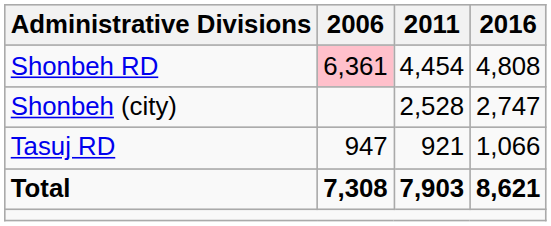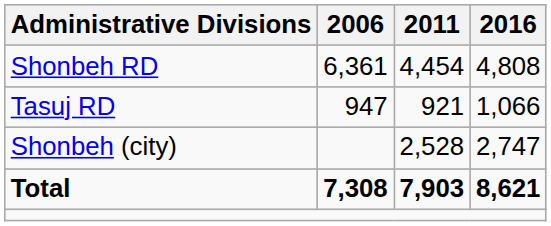(355, 65) pink background -> (355, 65) no background
rows swapped: (63, 147) <-> (94, 106)
